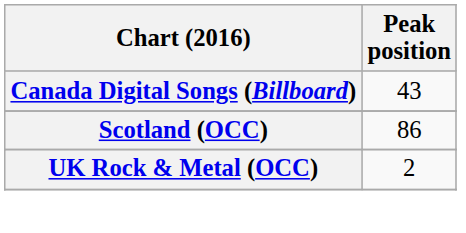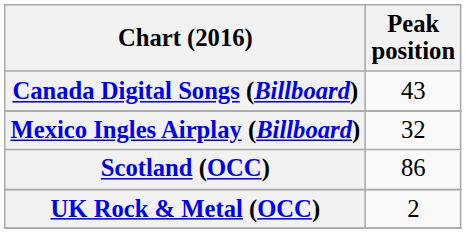+ row: (185, 129)
